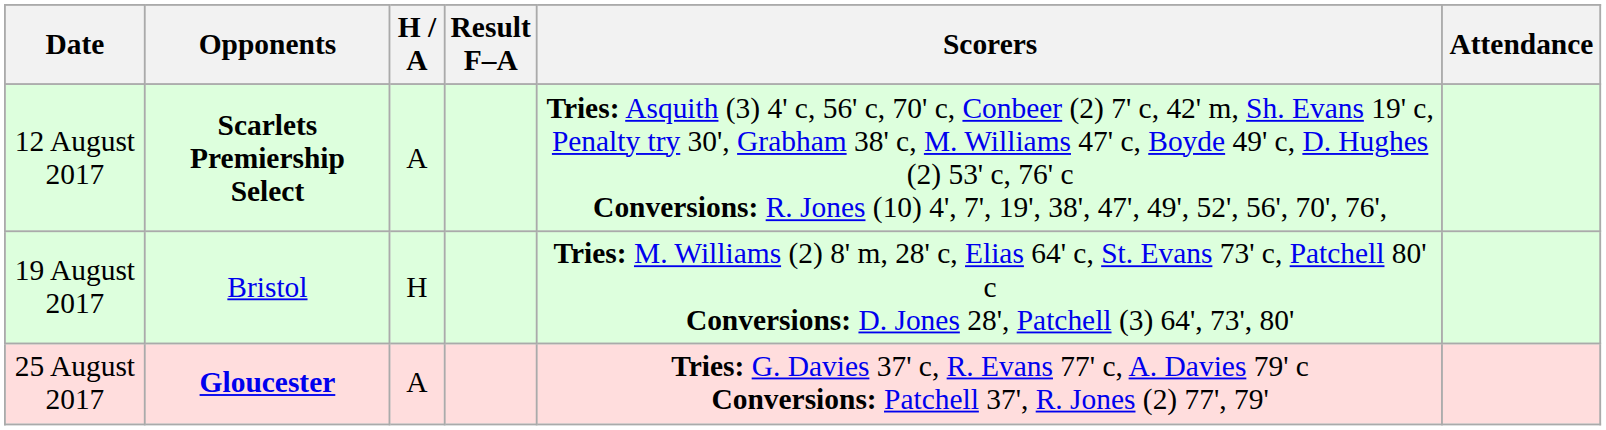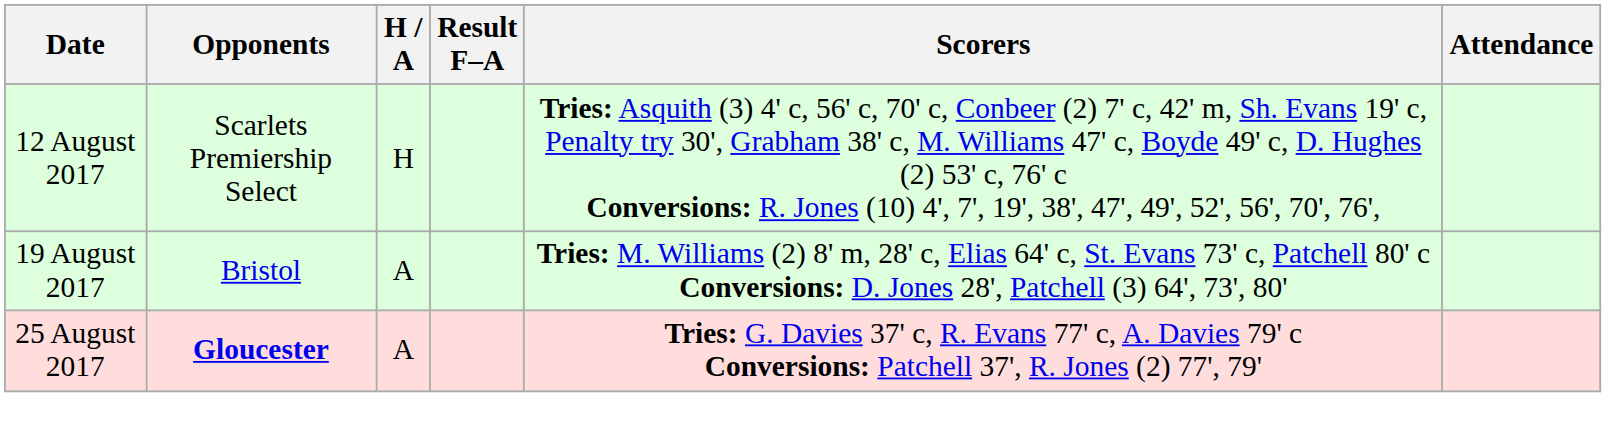(267, 157) bold -> (261, 157) normal
(417, 157) A -> (403, 157) H
(417, 286) H -> (403, 270) A
